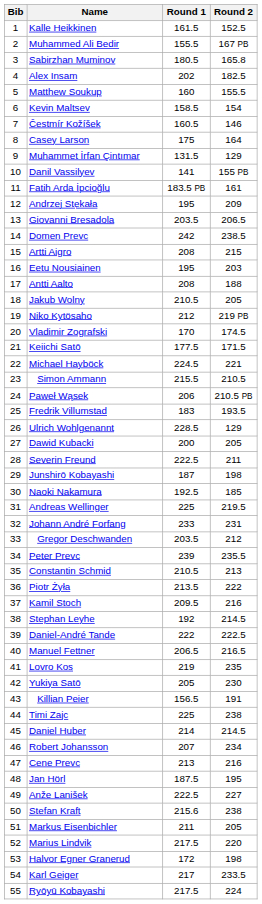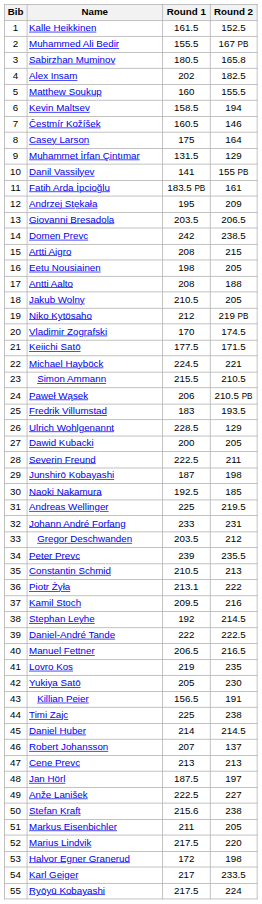(234, 108) 154 -> (234, 108) 194
(186, 267) 195 -> (186, 267) 198
(234, 267) 203 -> (234, 267) 205
(186, 587) 213.5 -> (186, 587) 213.1
(234, 747) 234 -> (234, 747) 137
(234, 763) 216 -> (234, 763) 213
(234, 779) 195 -> (234, 779) 197
